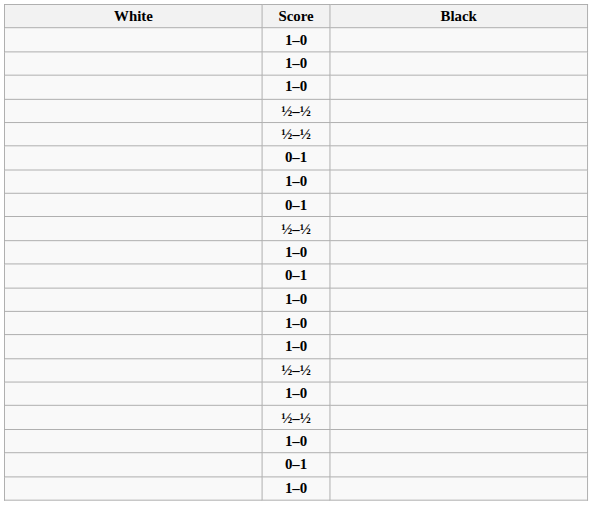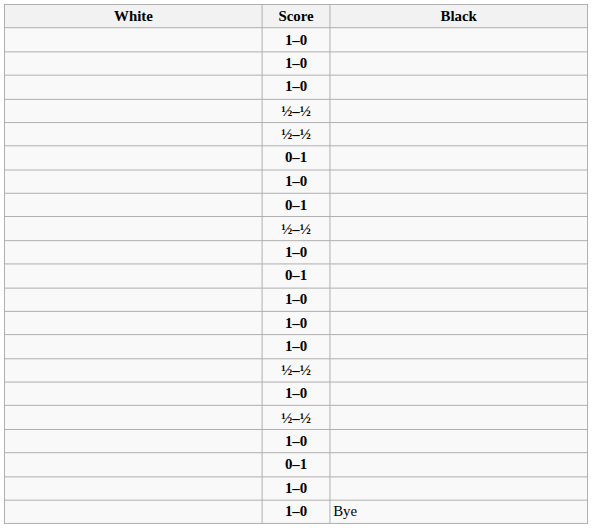+ row: (296, 511)
